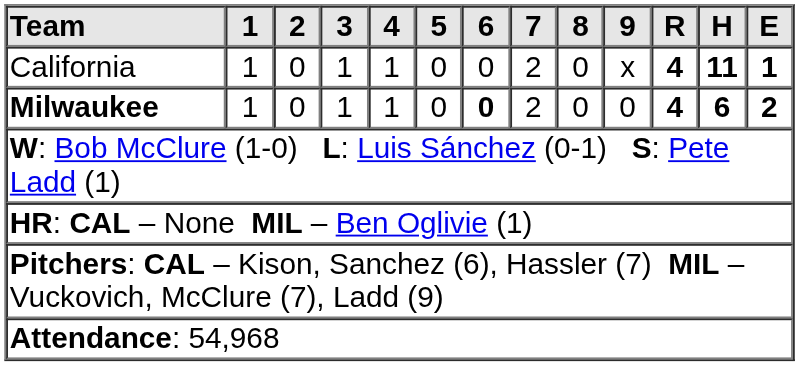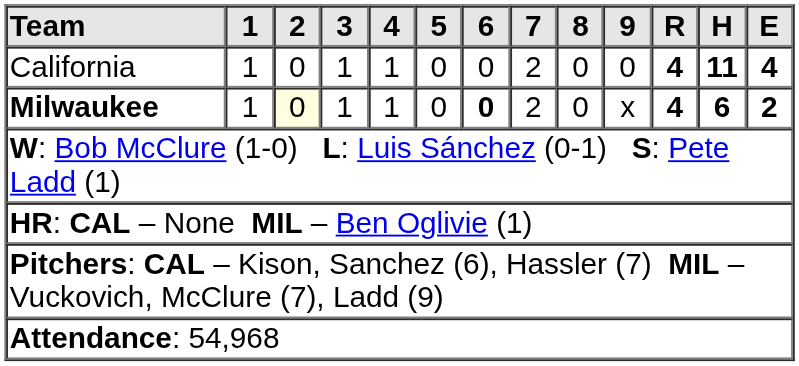(628, 66) x -> (628, 66) 0
(769, 66) 1 -> (769, 66) 4
(297, 107) no background -> (297, 107) lightyellow background
(628, 107) 0 -> (628, 107) x
